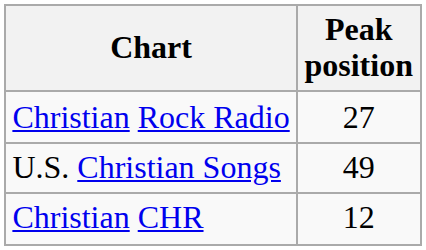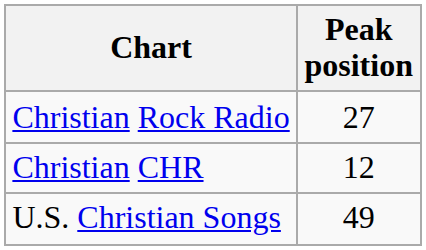rows swapped: (108, 218) <-> (147, 167)
